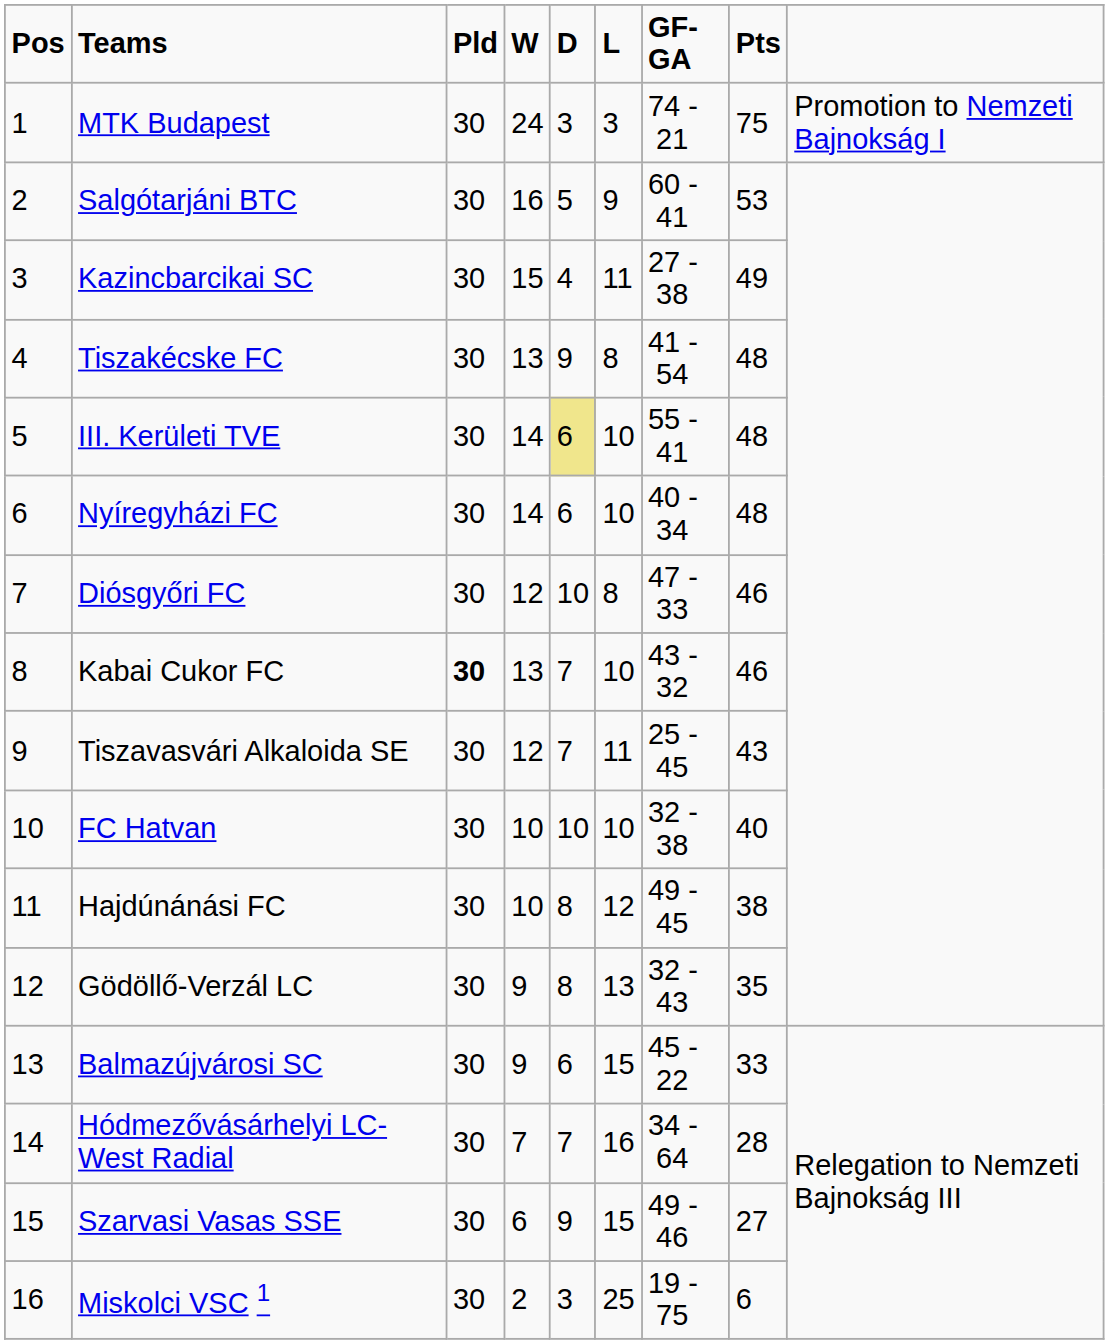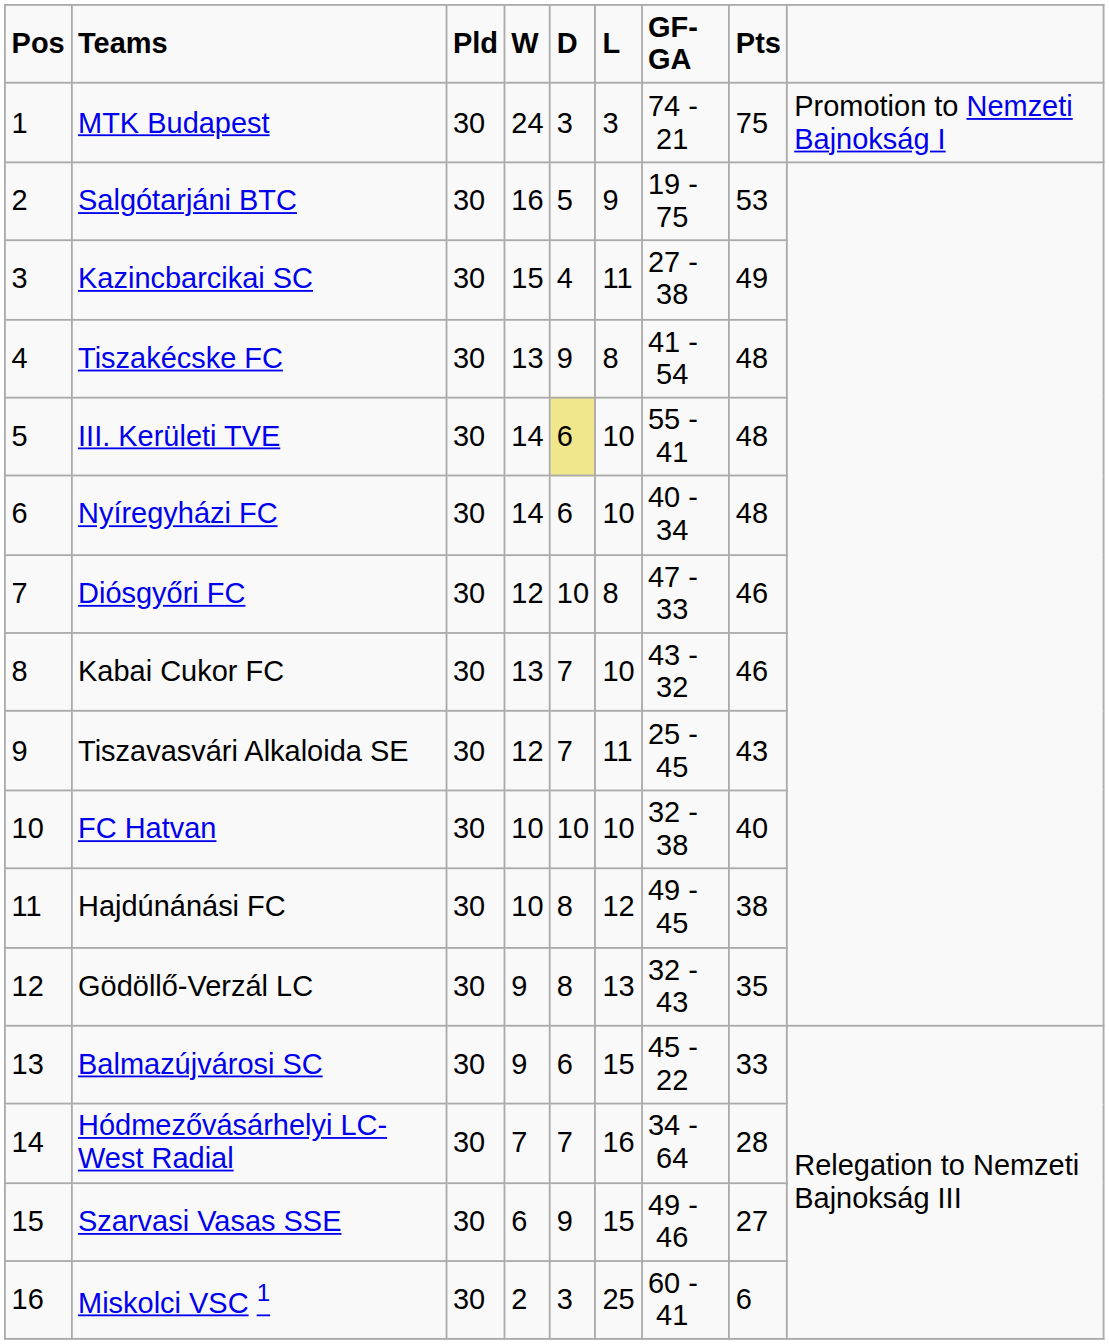(673, 200) 60 - 41 -> (673, 200) 19 - 75
(469, 671) bold -> (469, 671) normal
(673, 1299) 19 - 75 -> (673, 1299) 60 - 41
